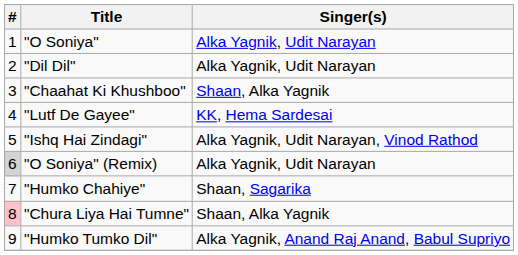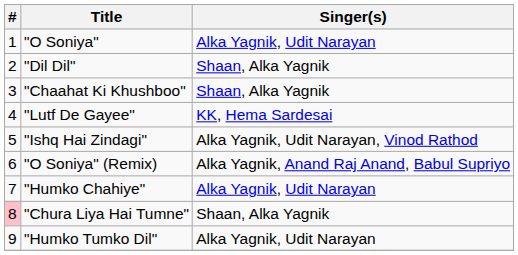(286, 66) Alka Yagnik, Udit Narayan -> (263, 66) Shaan, Alka Yagnik
(12, 164) lightgrey background -> (12, 164) no background
(286, 164) Alka Yagnik, Udit Narayan -> (353, 164) Alka Yagnik, Anand Raj Anand, Babul Supriyo
(254, 189) Shaan, Sagarika -> (286, 189) Alka Yagnik, Udit Narayan
(353, 238) Alka Yagnik, Anand Raj Anand, Babul Supriyo -> (286, 238) Alka Yagnik, Udit Narayan
